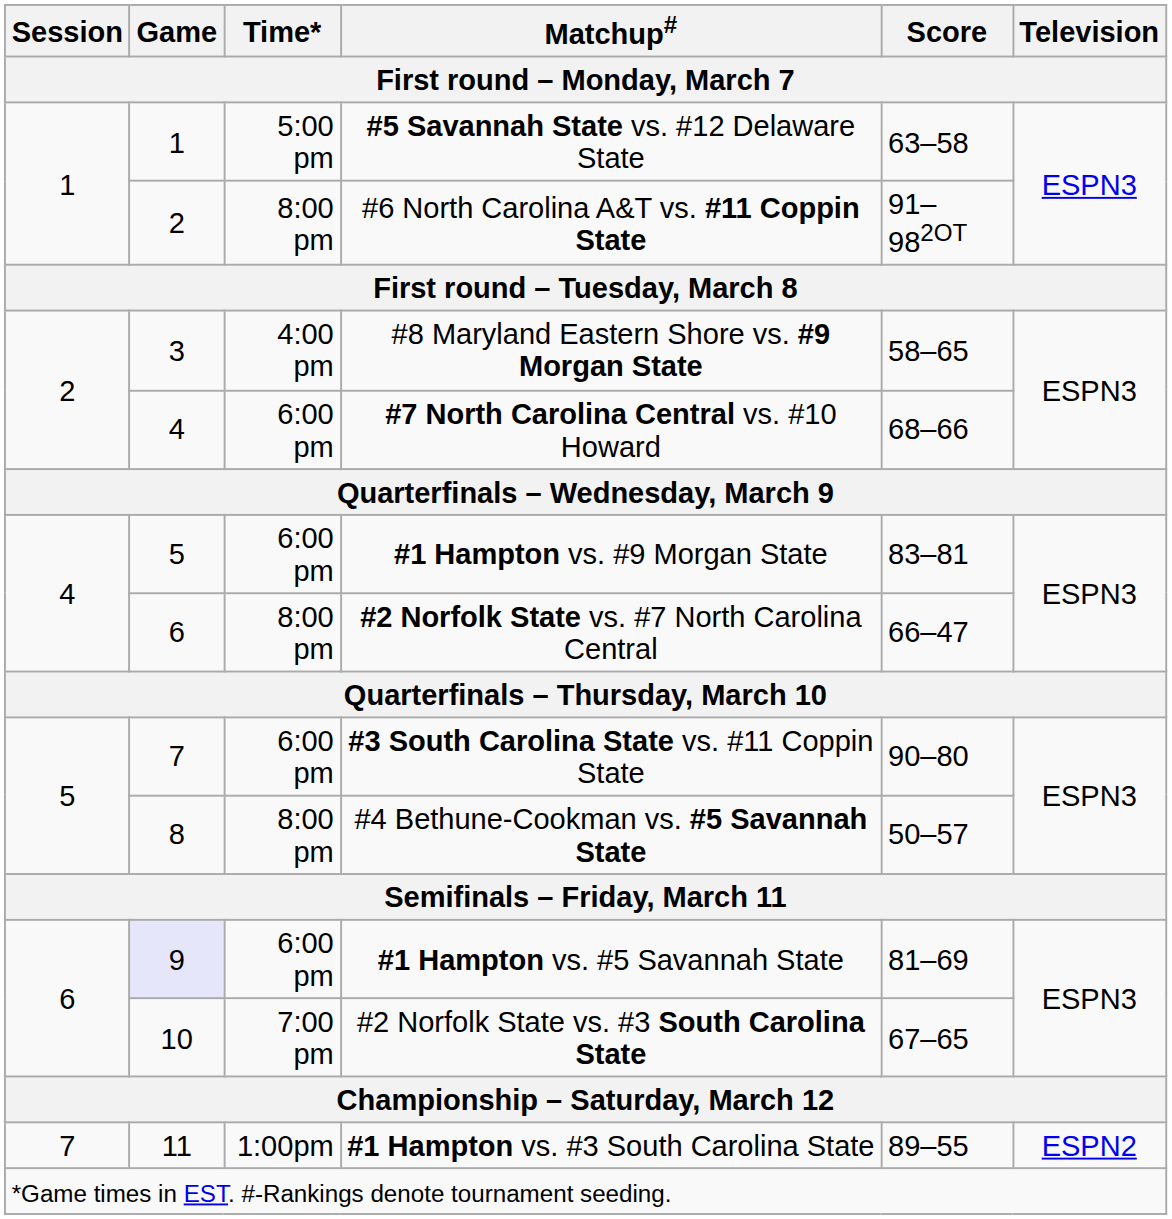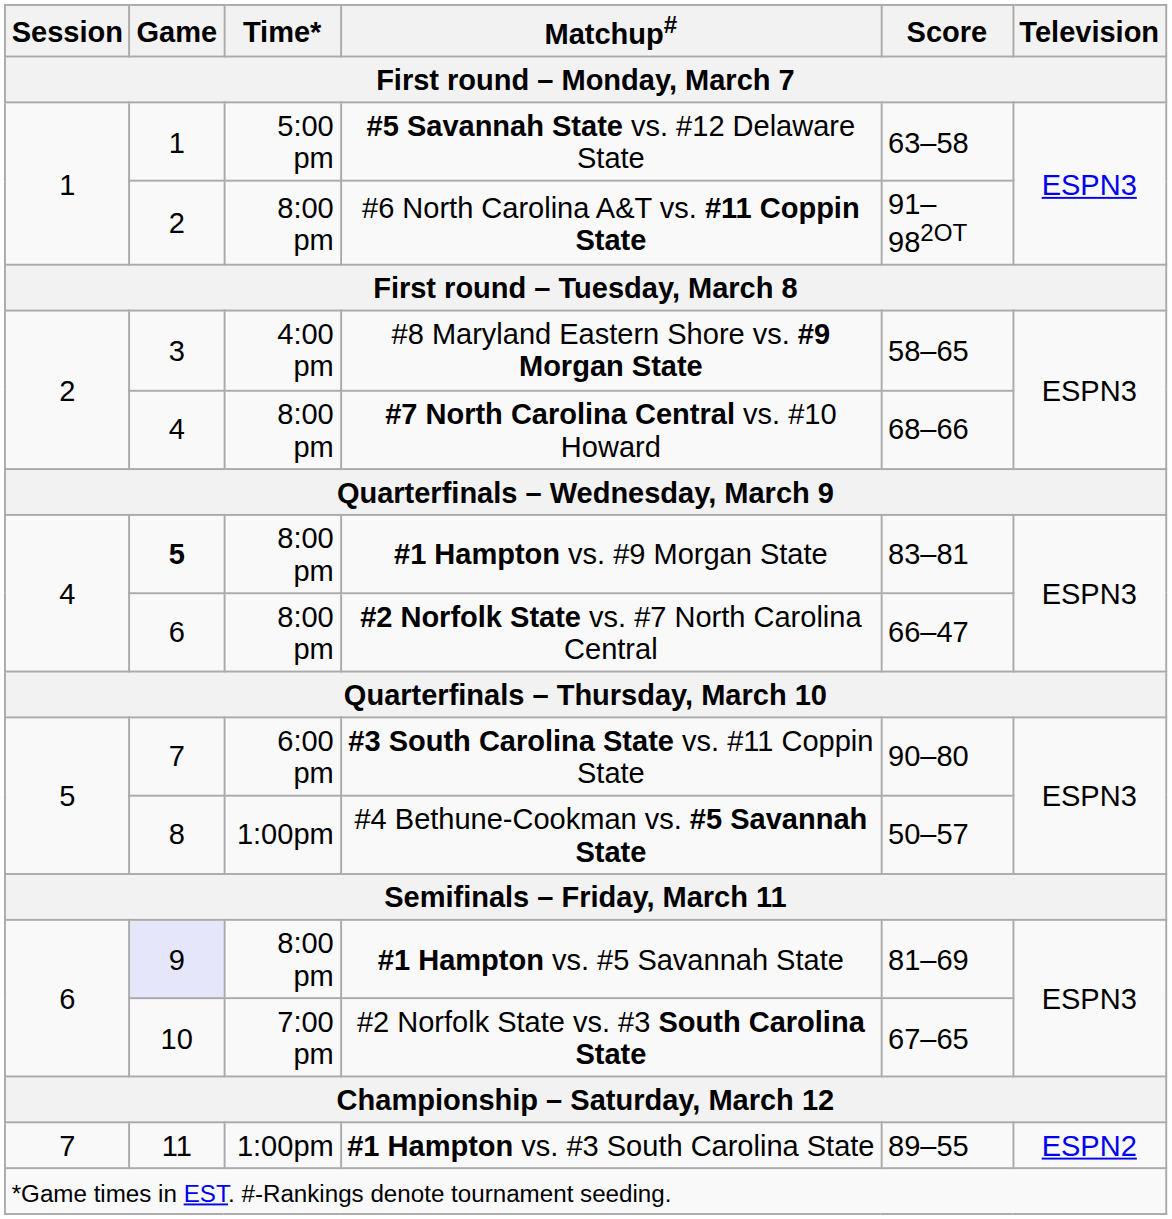(305, 429) 6:00 pm -> (305, 429) 8:00 pm
(177, 554) normal -> (177, 554) bold
(305, 554) 6:00 pm -> (305, 554) 8:00 pm
(305, 835) 8:00 pm -> (285, 835) 1:00pm
(305, 959) 6:00 pm -> (305, 959) 8:00 pm
